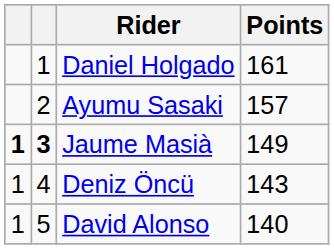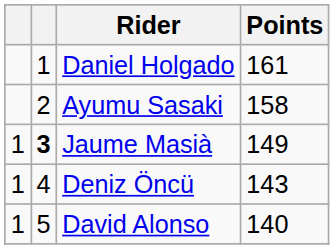(267, 105) 157 -> (267, 105) 158
(18, 145) bold -> (18, 145) normal
